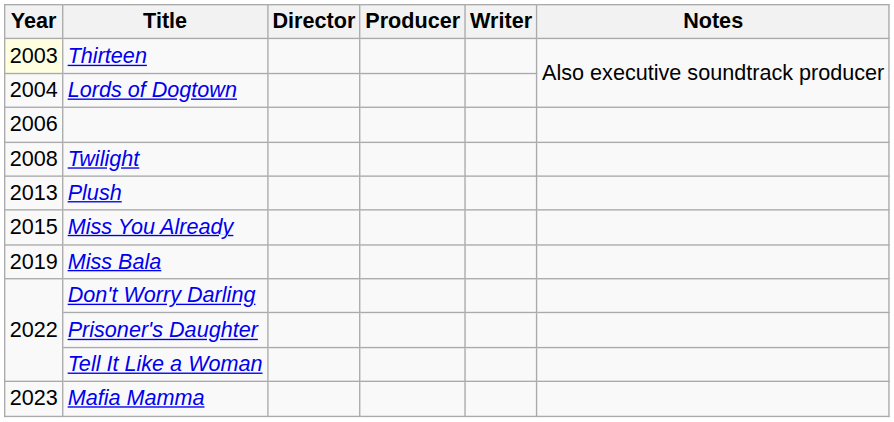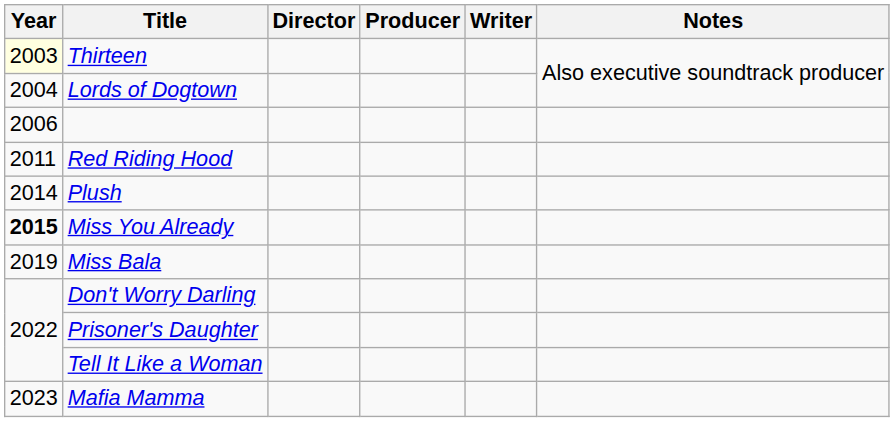- row: (103, 158)
+ row: (150, 158)
(34, 192) 2013 -> (34, 192) 2014
(34, 227) normal -> (34, 227) bold
